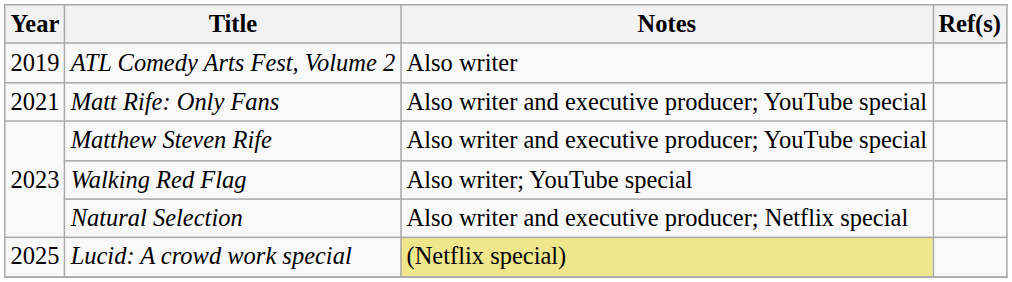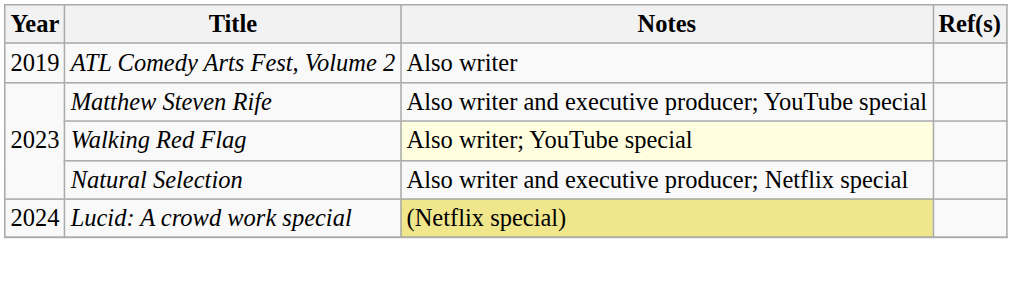- row: (175, 101)
(550, 179) no background -> (550, 140) lightyellow background
(35, 256) 2025 -> (35, 218) 2024
